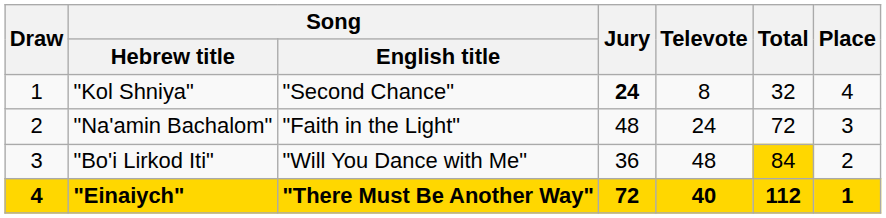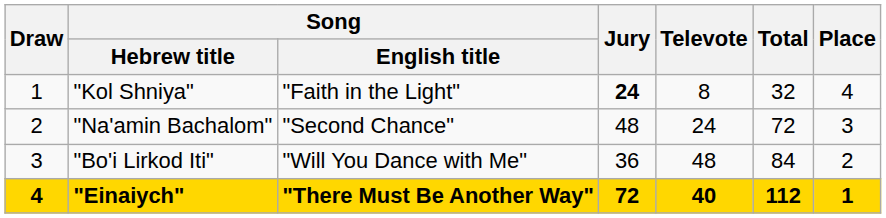(368, 91) "Second Chance" -> (371, 91) "Faith in the Light"
(371, 126) "Faith in the Light" -> (368, 126) "Second Chance"
(783, 160) gold background -> (783, 160) no background
